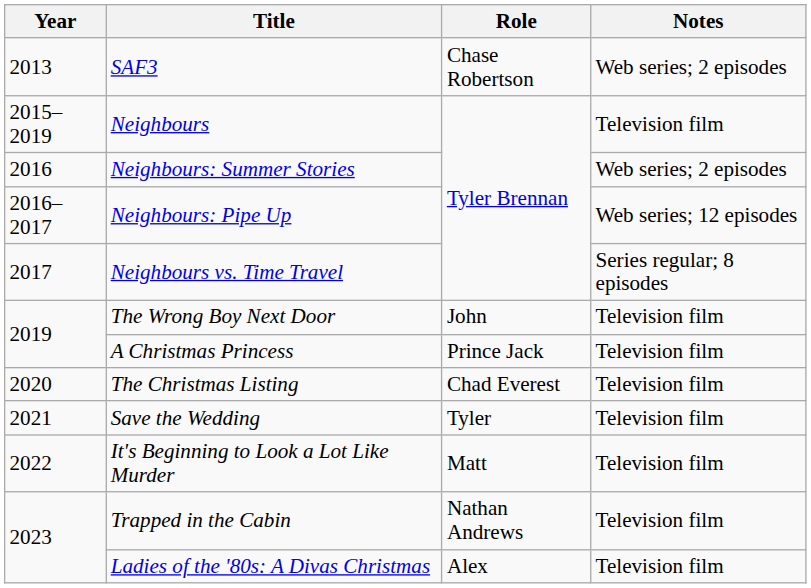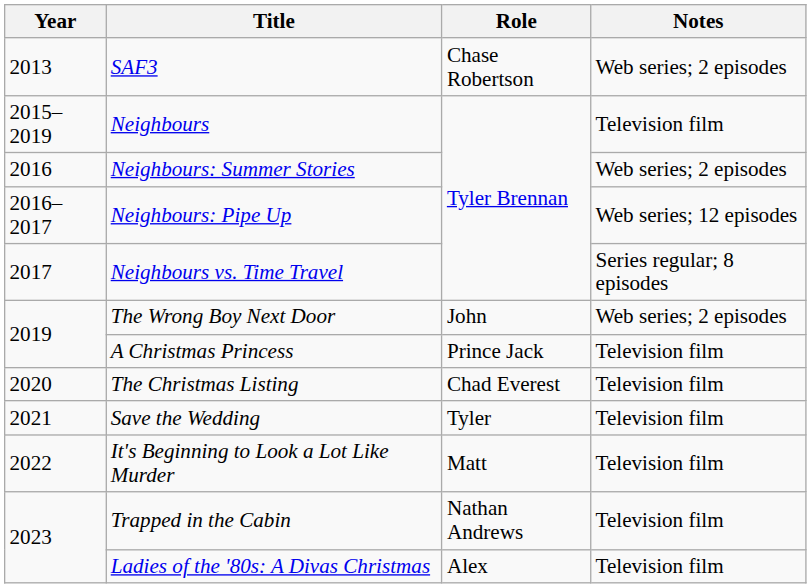(660, 317) Television film -> (691, 317) Web series; 2 episodes
